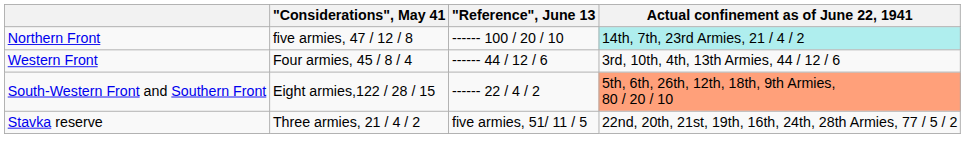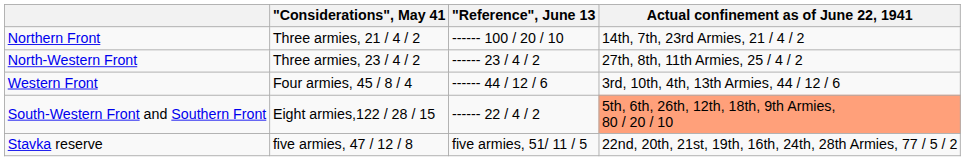(343, 38) five armies, 47 / 12 / 8 -> (346, 38) Three armies, 21 / 4 / 2
(703, 38) paleturquoise background -> (703, 38) no background
+ row: (72, 60)
(346, 122) Three armies, 21 / 4 / 2 -> (343, 144) five armies, 47 / 12 / 8
